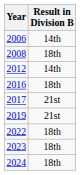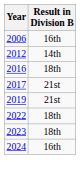(52, 38) 14th -> (52, 38) 16th
- row: (16, 54)
(52, 162) 18th -> (52, 147) 16th
